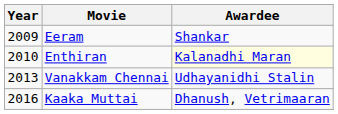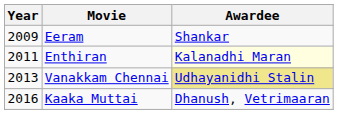(23, 57) 2010 -> (23, 57) 2011
(245, 78) no background -> (245, 78) khaki background
